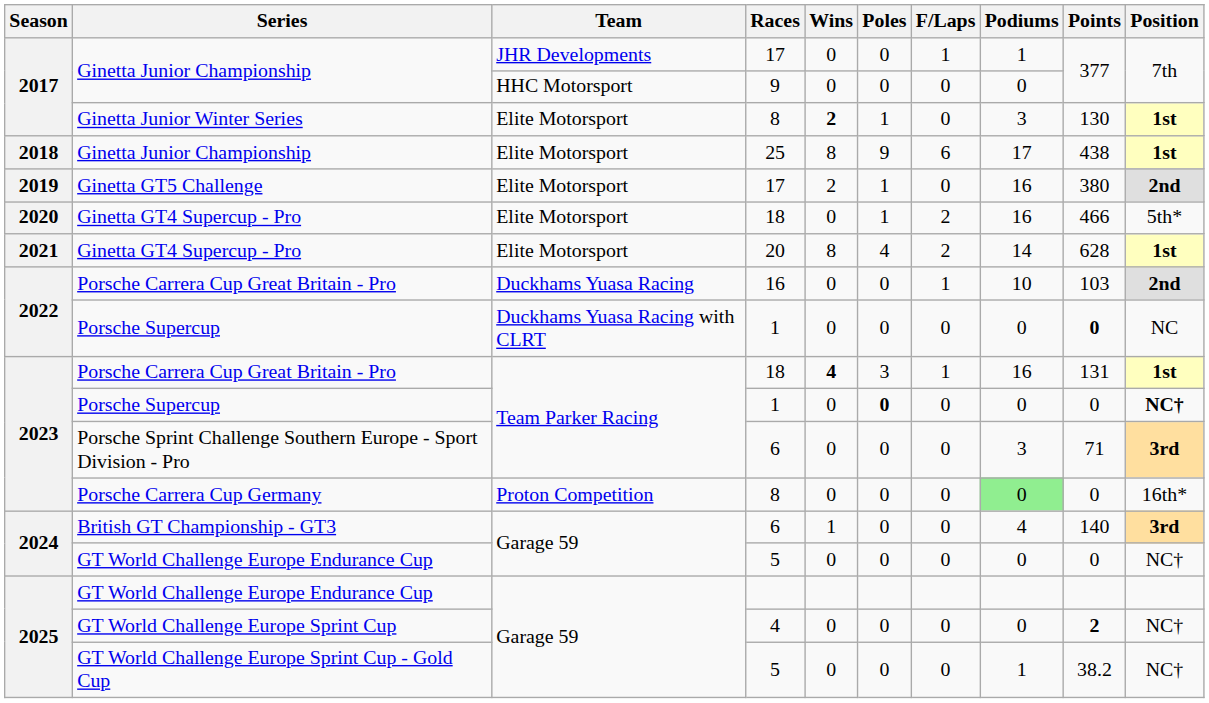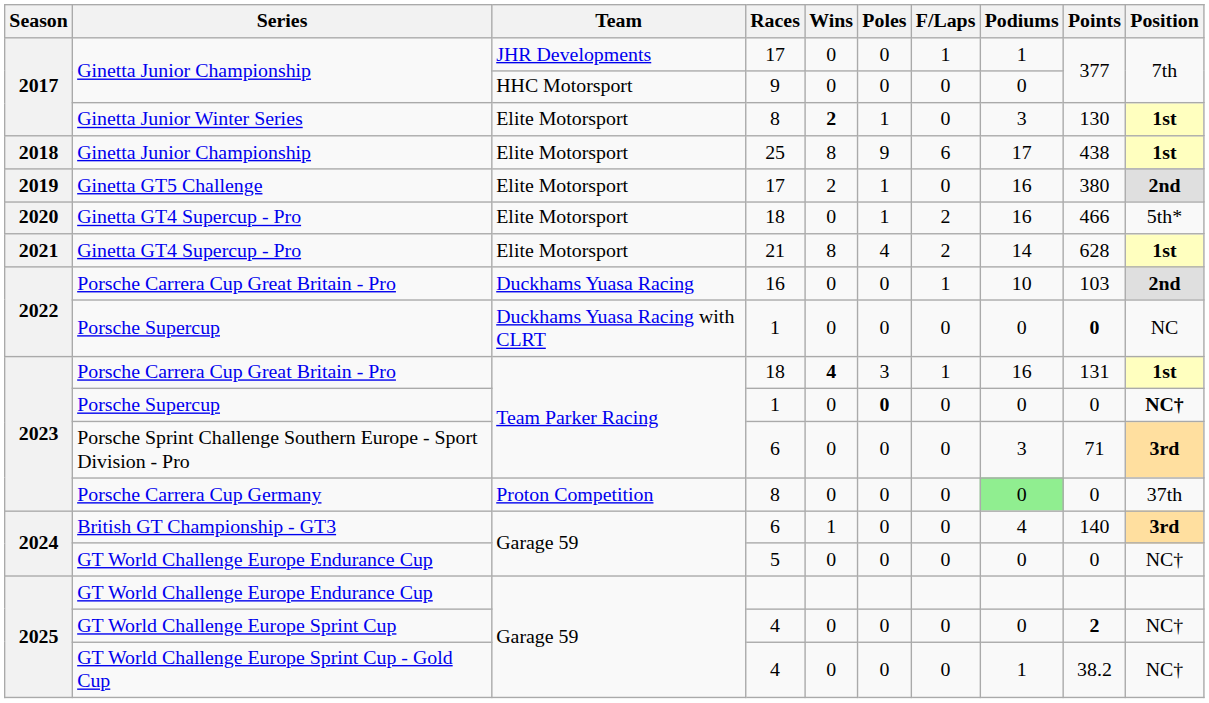(775, 250) 20 -> (775, 250) 21
(1164, 494) 16th* -> (1164, 494) 37th
(775, 669) 5 -> (775, 669) 4
